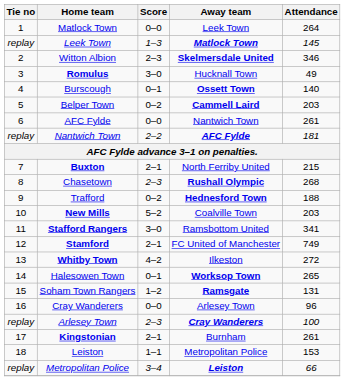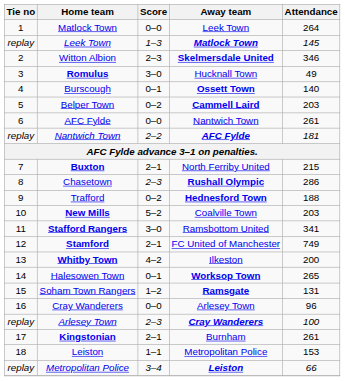(311, 182) 268 -> (311, 182) 286
(311, 259) 272 -> (311, 259) 200
